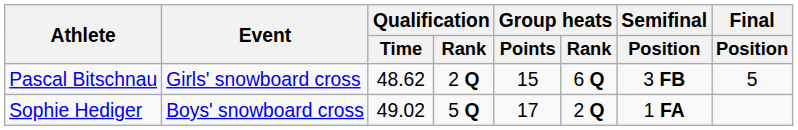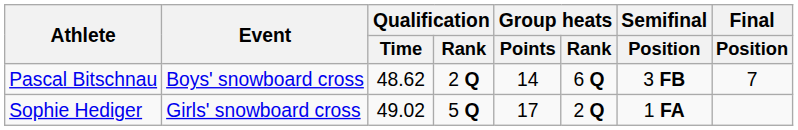(263, 80) Girls' snowboard cross -> (265, 80) Boys' snowboard cross
(528, 80) 15 -> (528, 80) 14
(752, 80) 5 -> (752, 80) 7
(265, 110) Boys' snowboard cross -> (263, 110) Girls' snowboard cross
